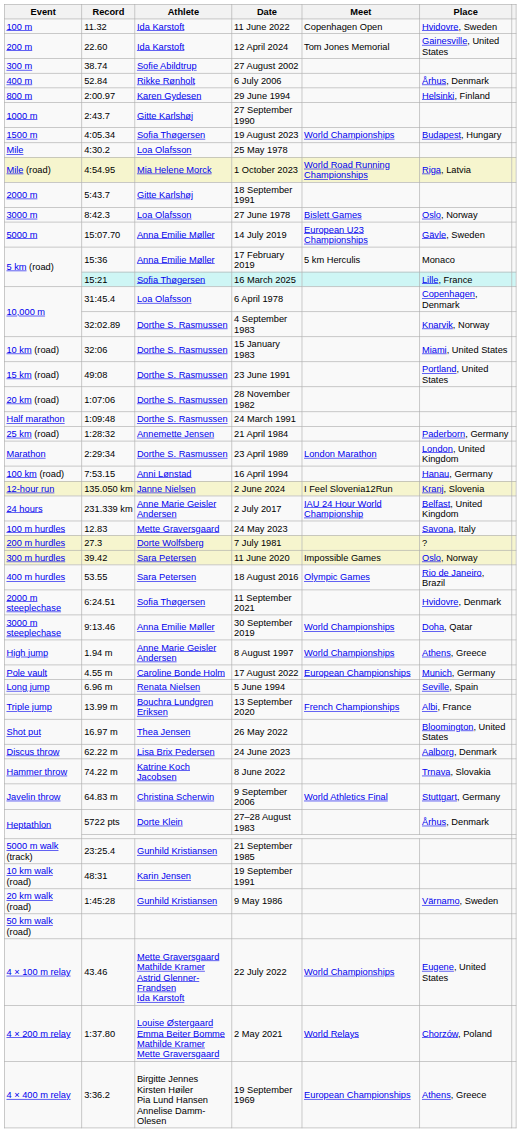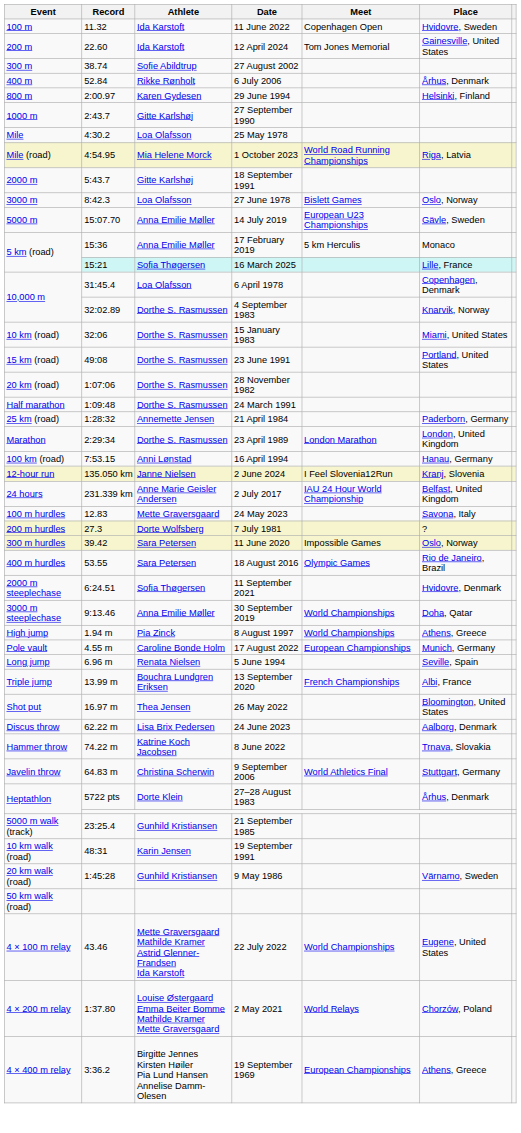- row: (22, 135)
(177, 653) Anne Marie Geisler Andersen -> (156, 633) Pia Zinck
